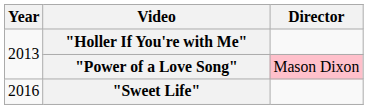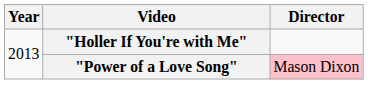- row: (156, 91)
